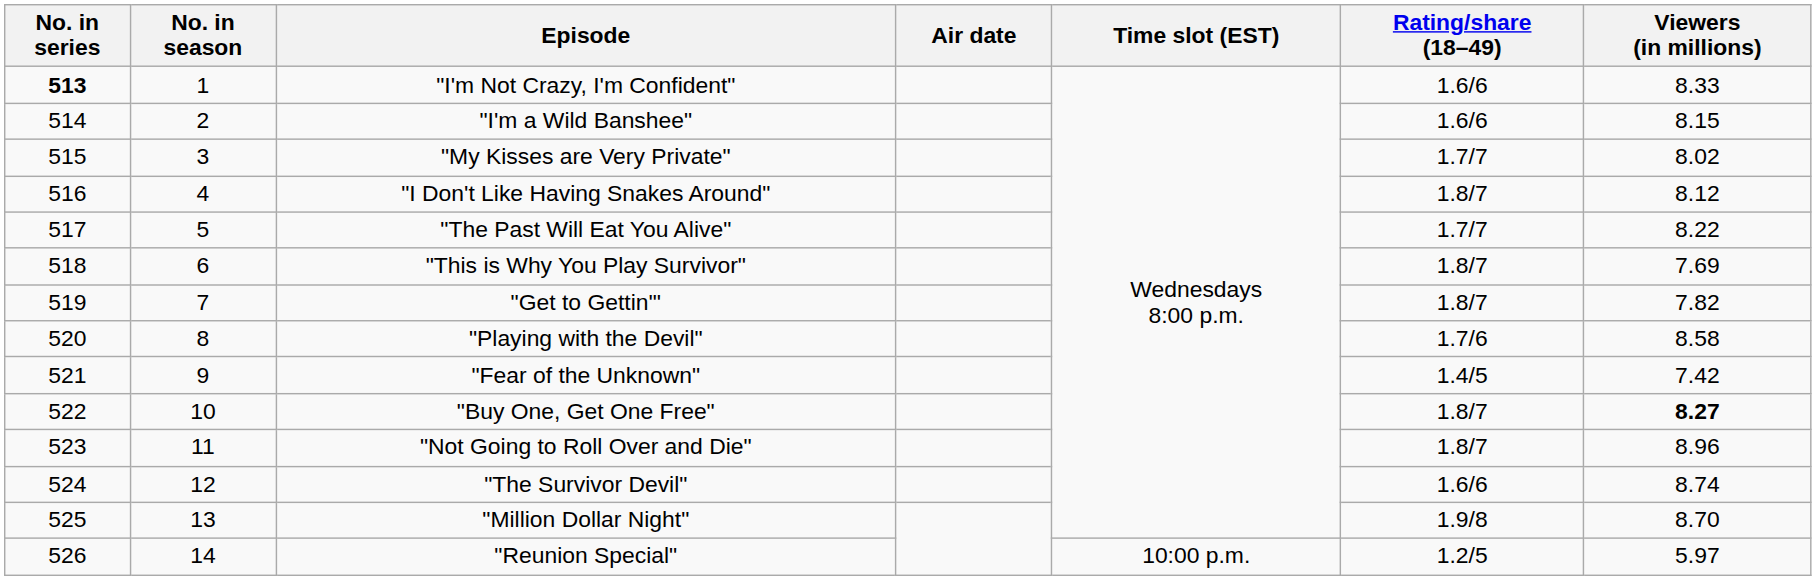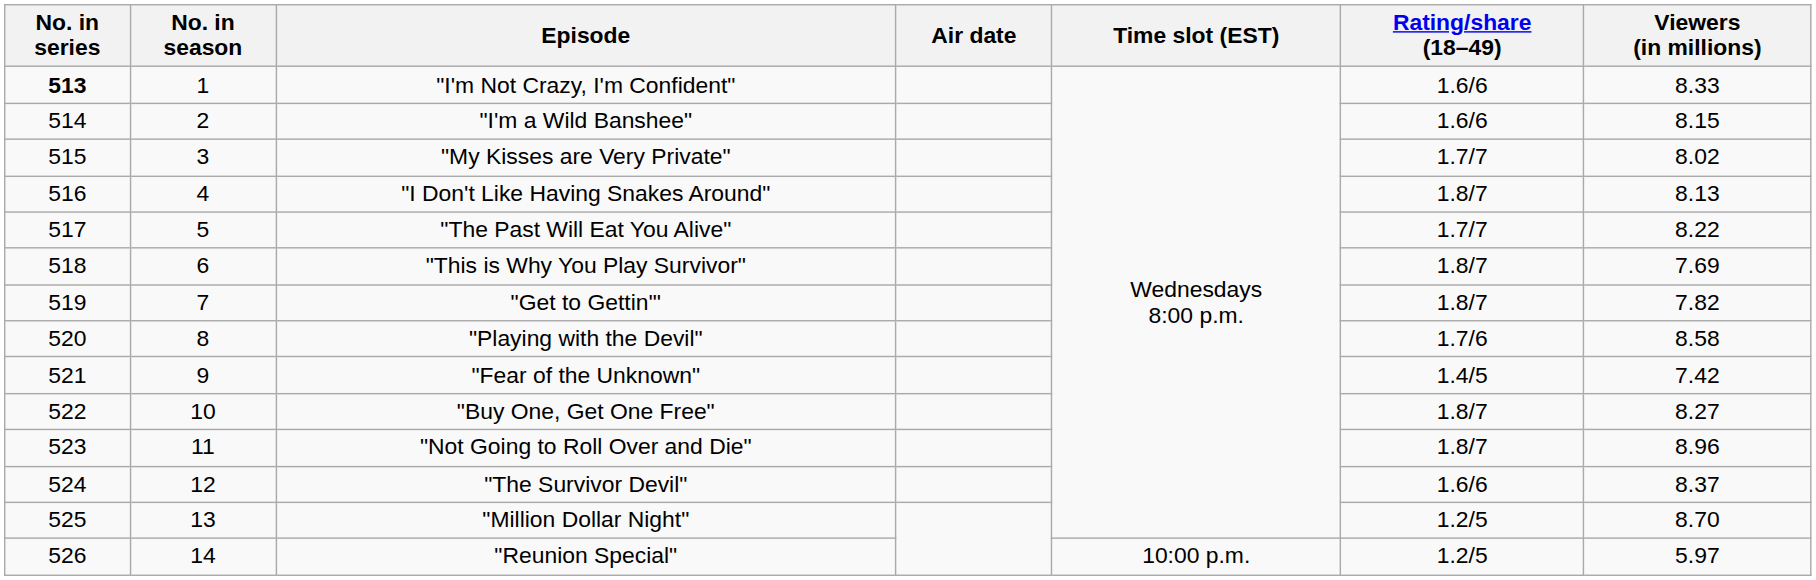(1697, 193) 8.12 -> (1697, 193) 8.13
(1697, 411) bold -> (1697, 411) normal
(1697, 483) 8.74 -> (1697, 483) 8.37
(1462, 520) 1.9/8 -> (1462, 520) 1.2/5
